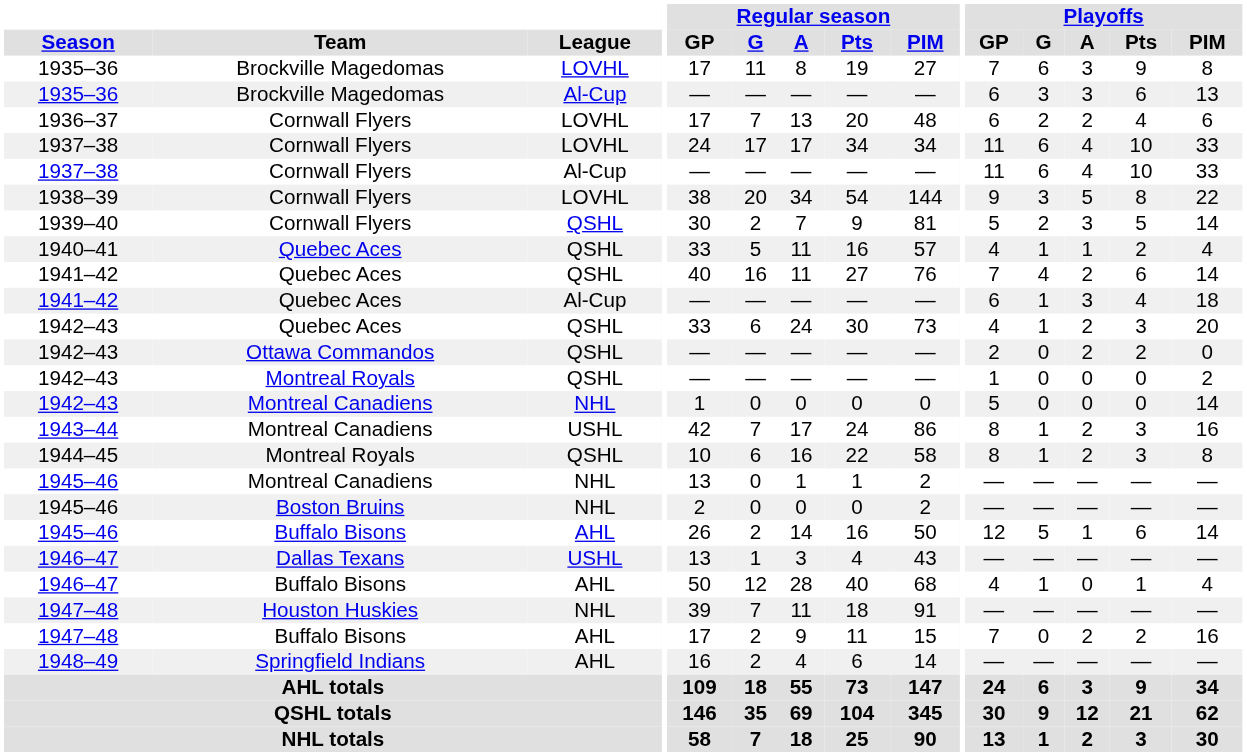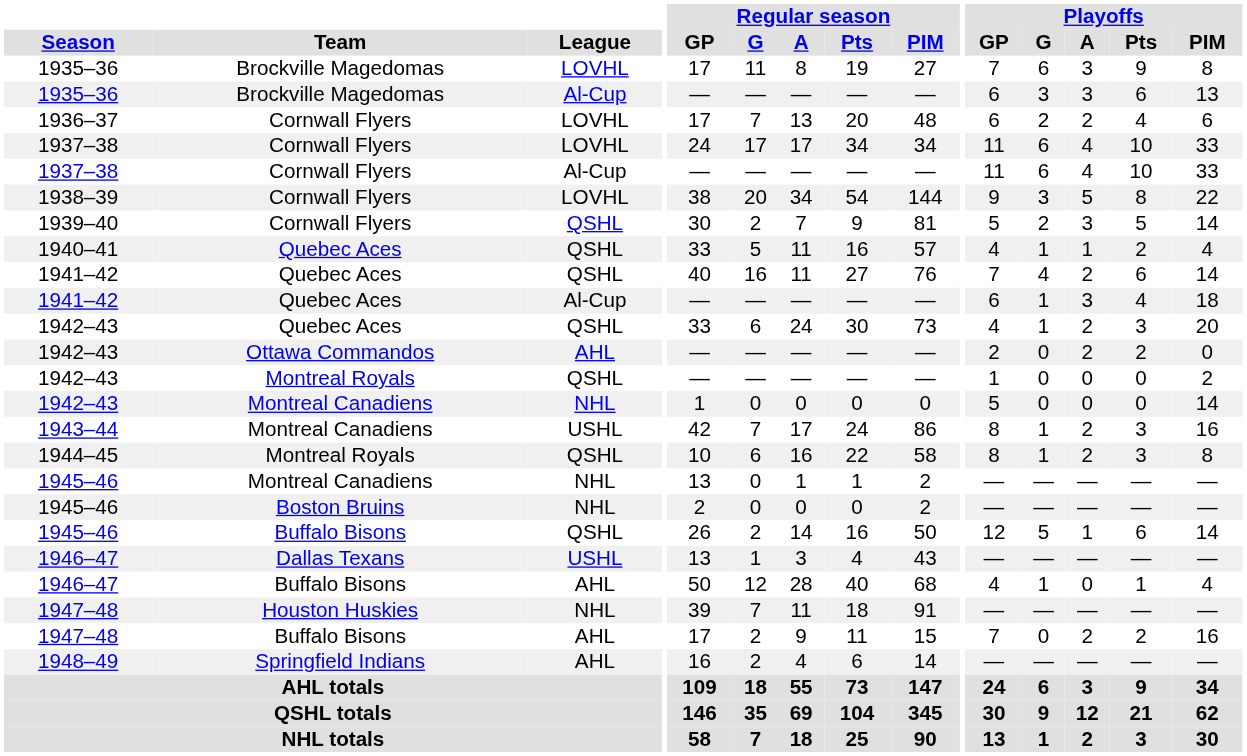(595, 352) QSHL -> (595, 352) AHL
(595, 532) AHL -> (595, 532) QSHL
